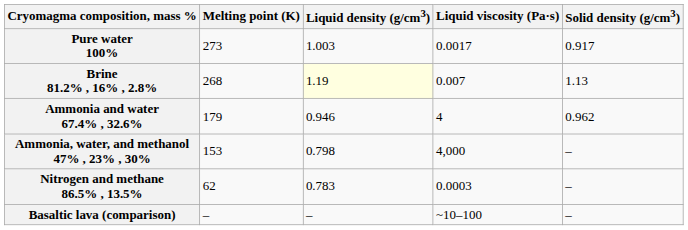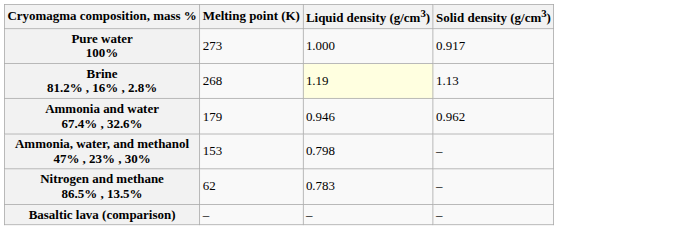- column: (498, 16)
(320, 46) 1.003 -> (320, 46) 1.000
